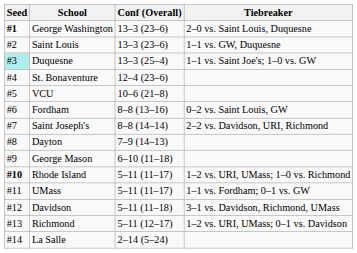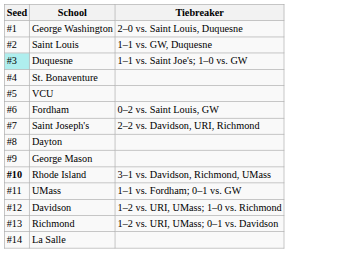- column: (150, 12)
(12, 28) bold -> (12, 28) normal
(268, 175) 1–2 vs. URI, UMass; 1–0 vs. Richmond -> (194, 175) 3–1 vs. Davidson, Richmond, UMass
(263, 207) 3–1 vs. Davidson, Richmond, UMass -> (200, 207) 1–2 vs. URI, UMass; 1–0 vs. Richmond
